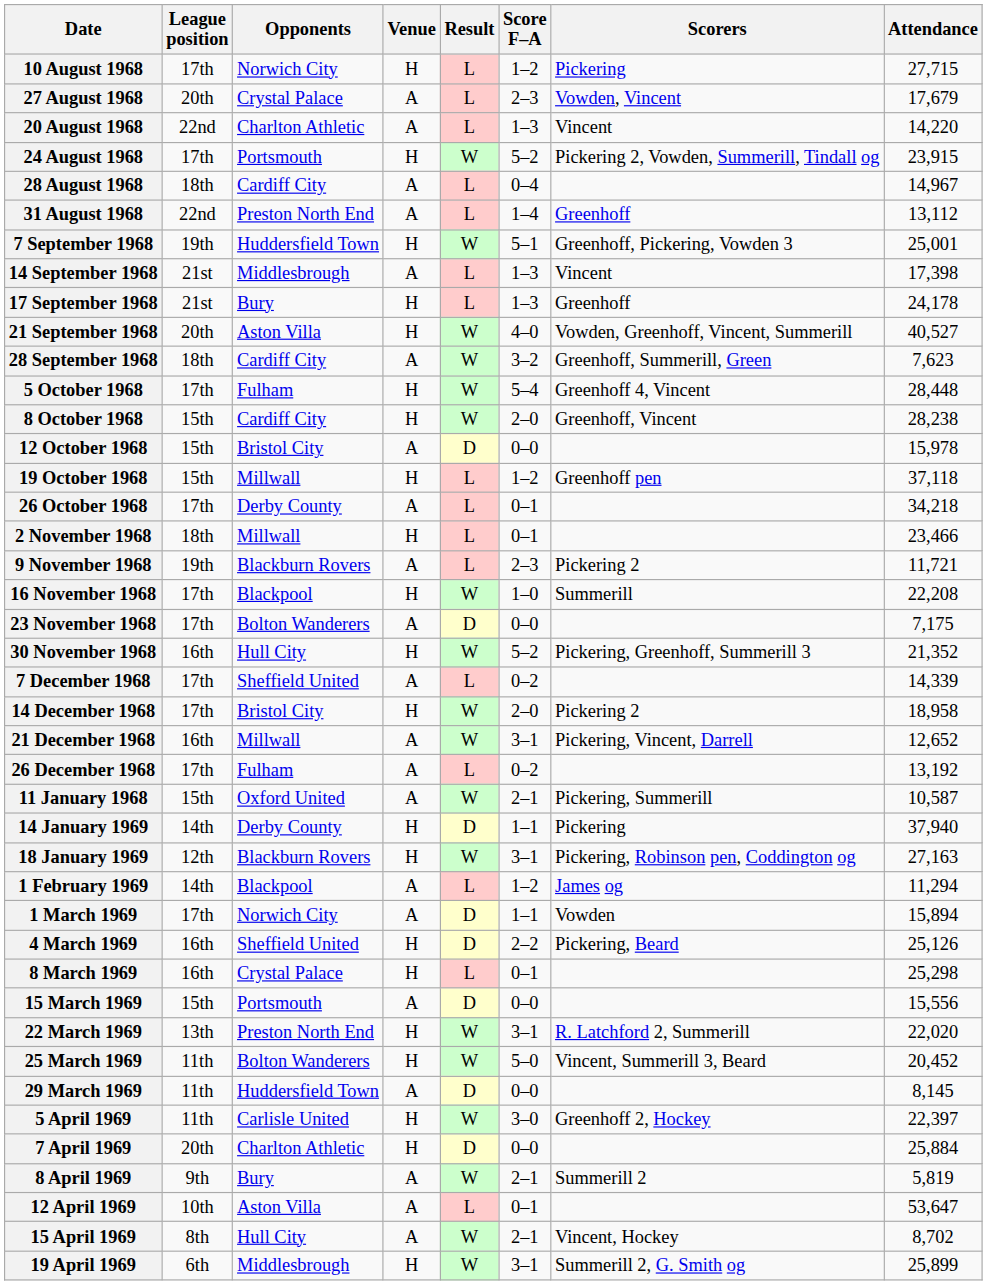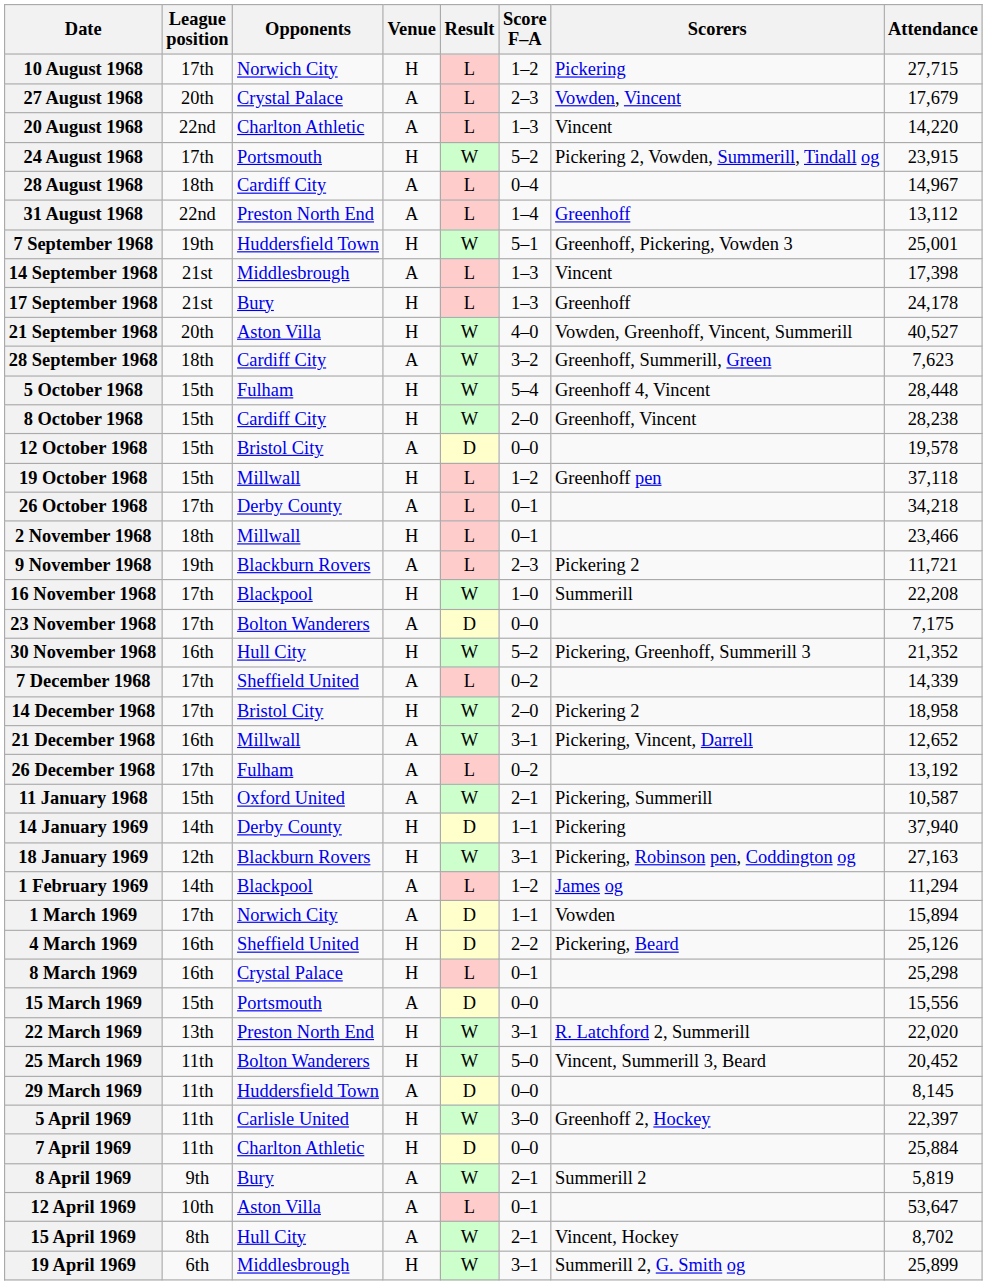(197, 389) 17th -> (197, 389) 15th
(933, 448) 15,978 -> (933, 448) 19,578
(197, 1148) 20th -> (197, 1148) 11th
